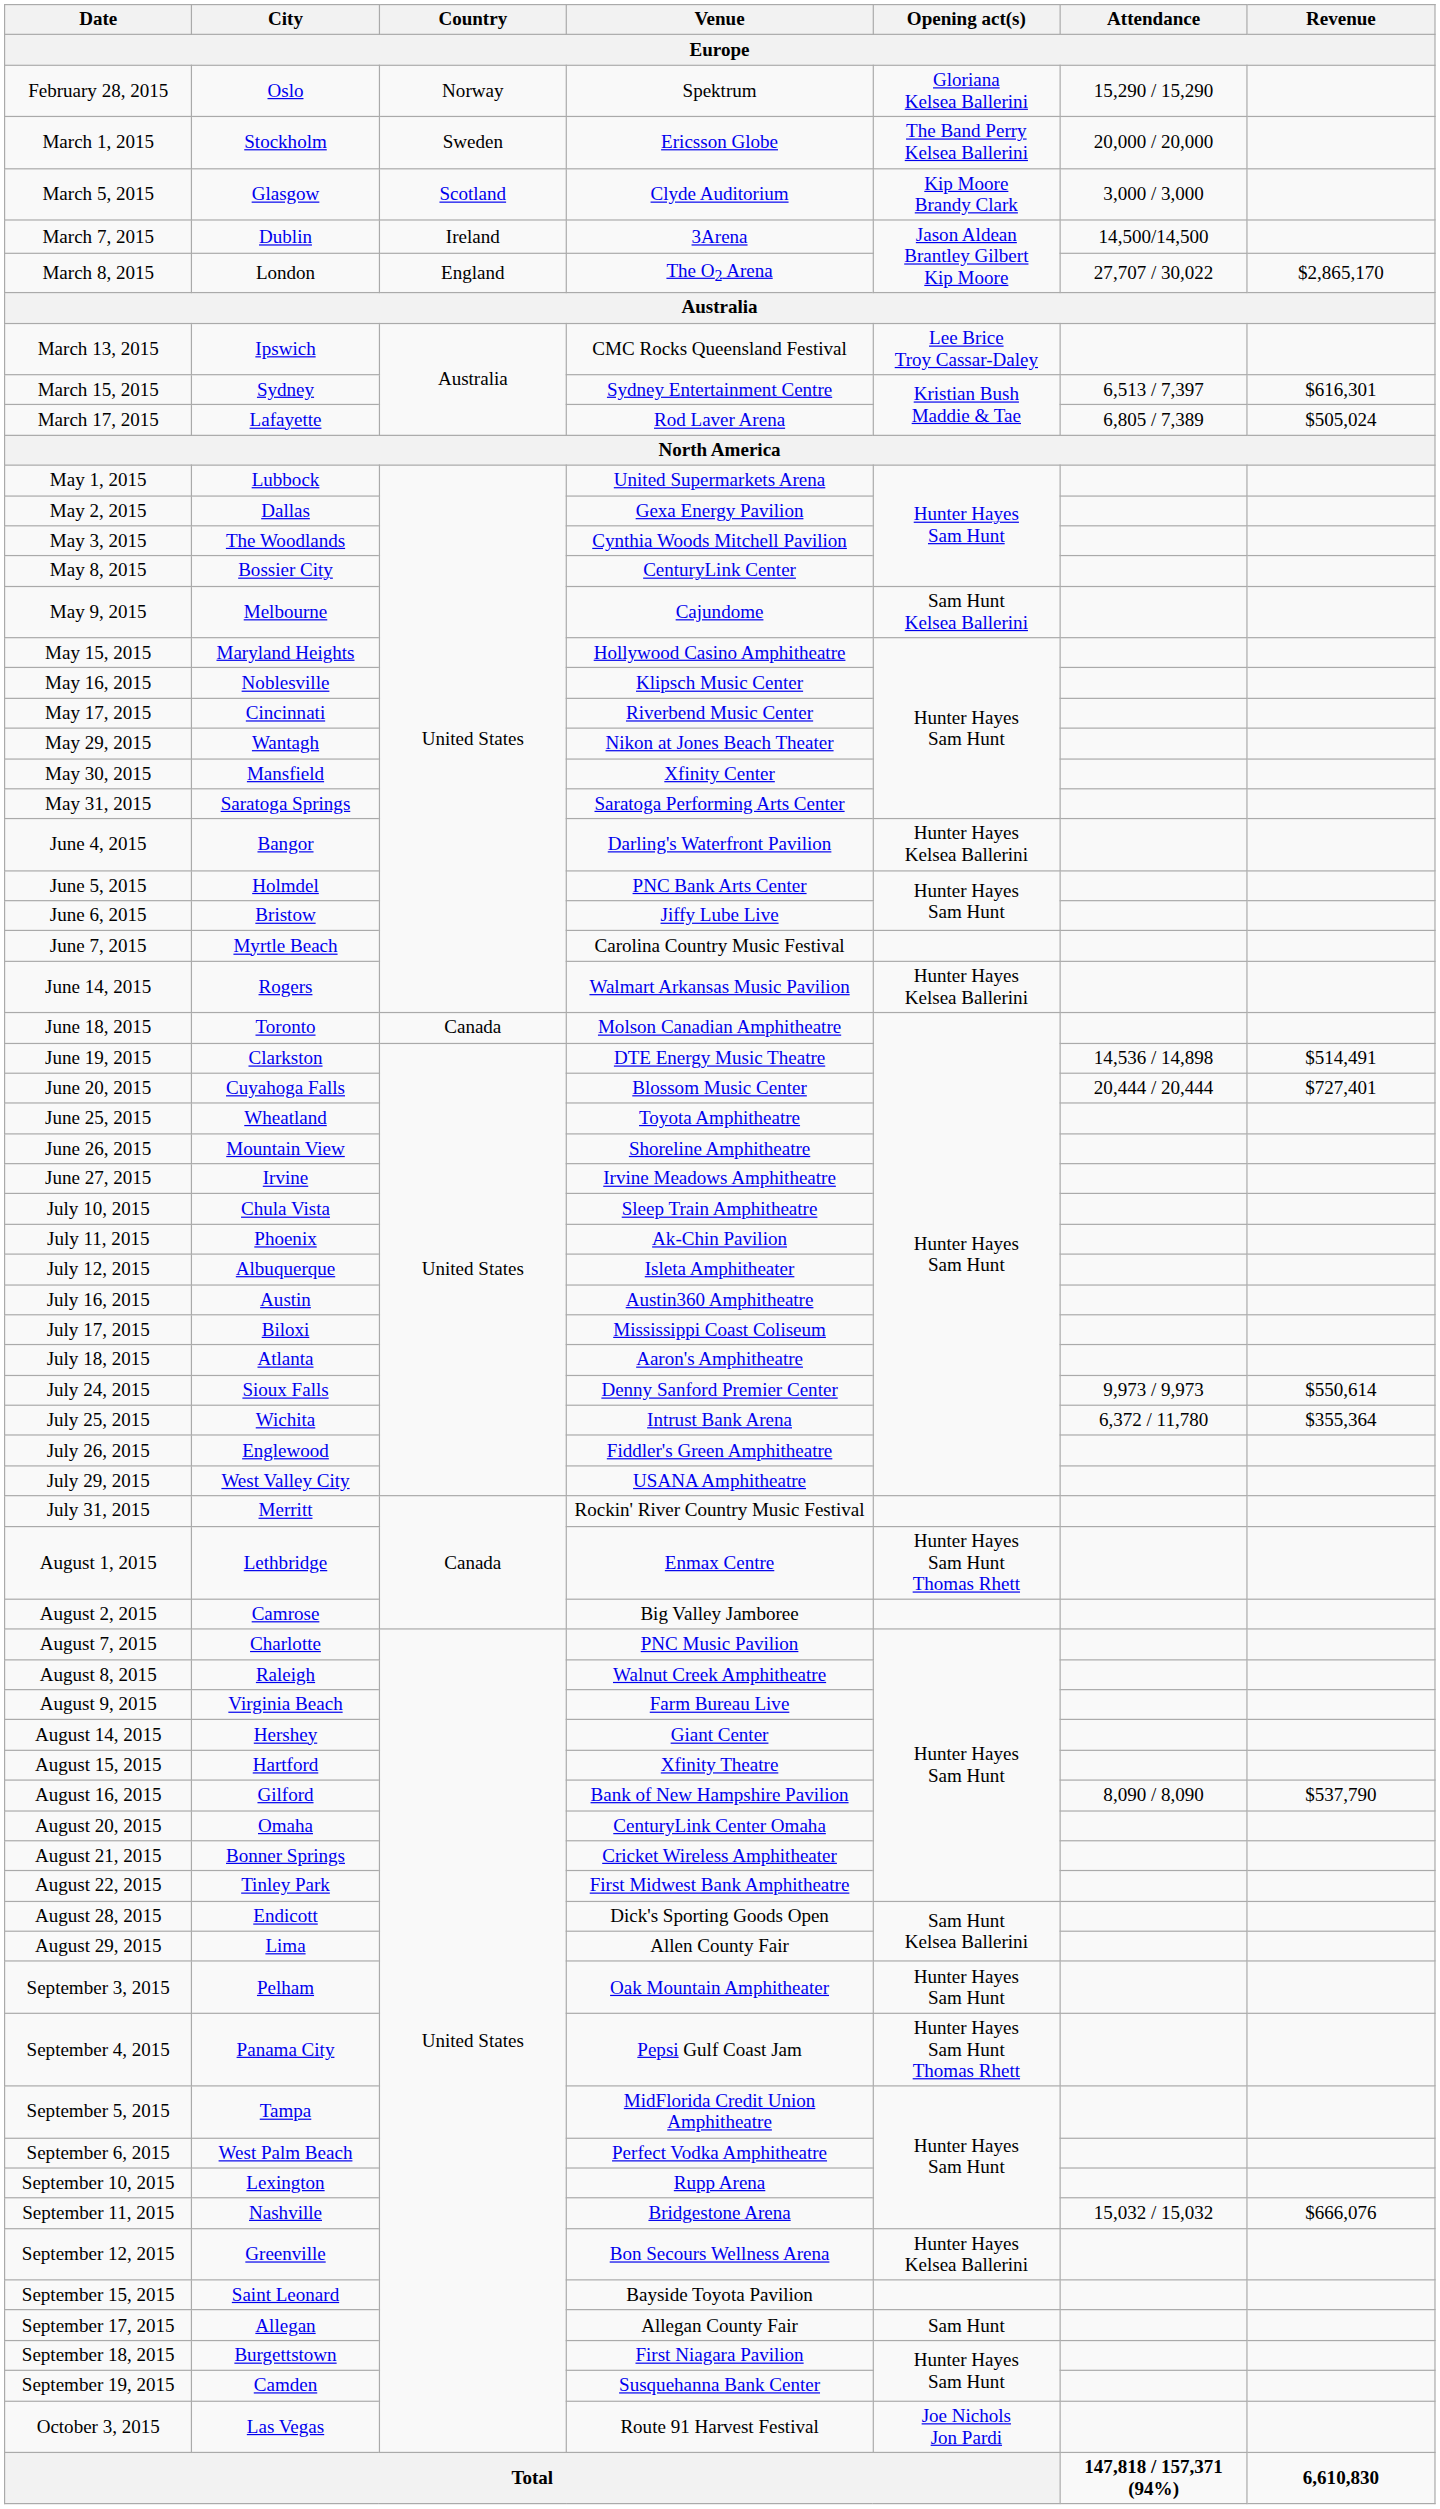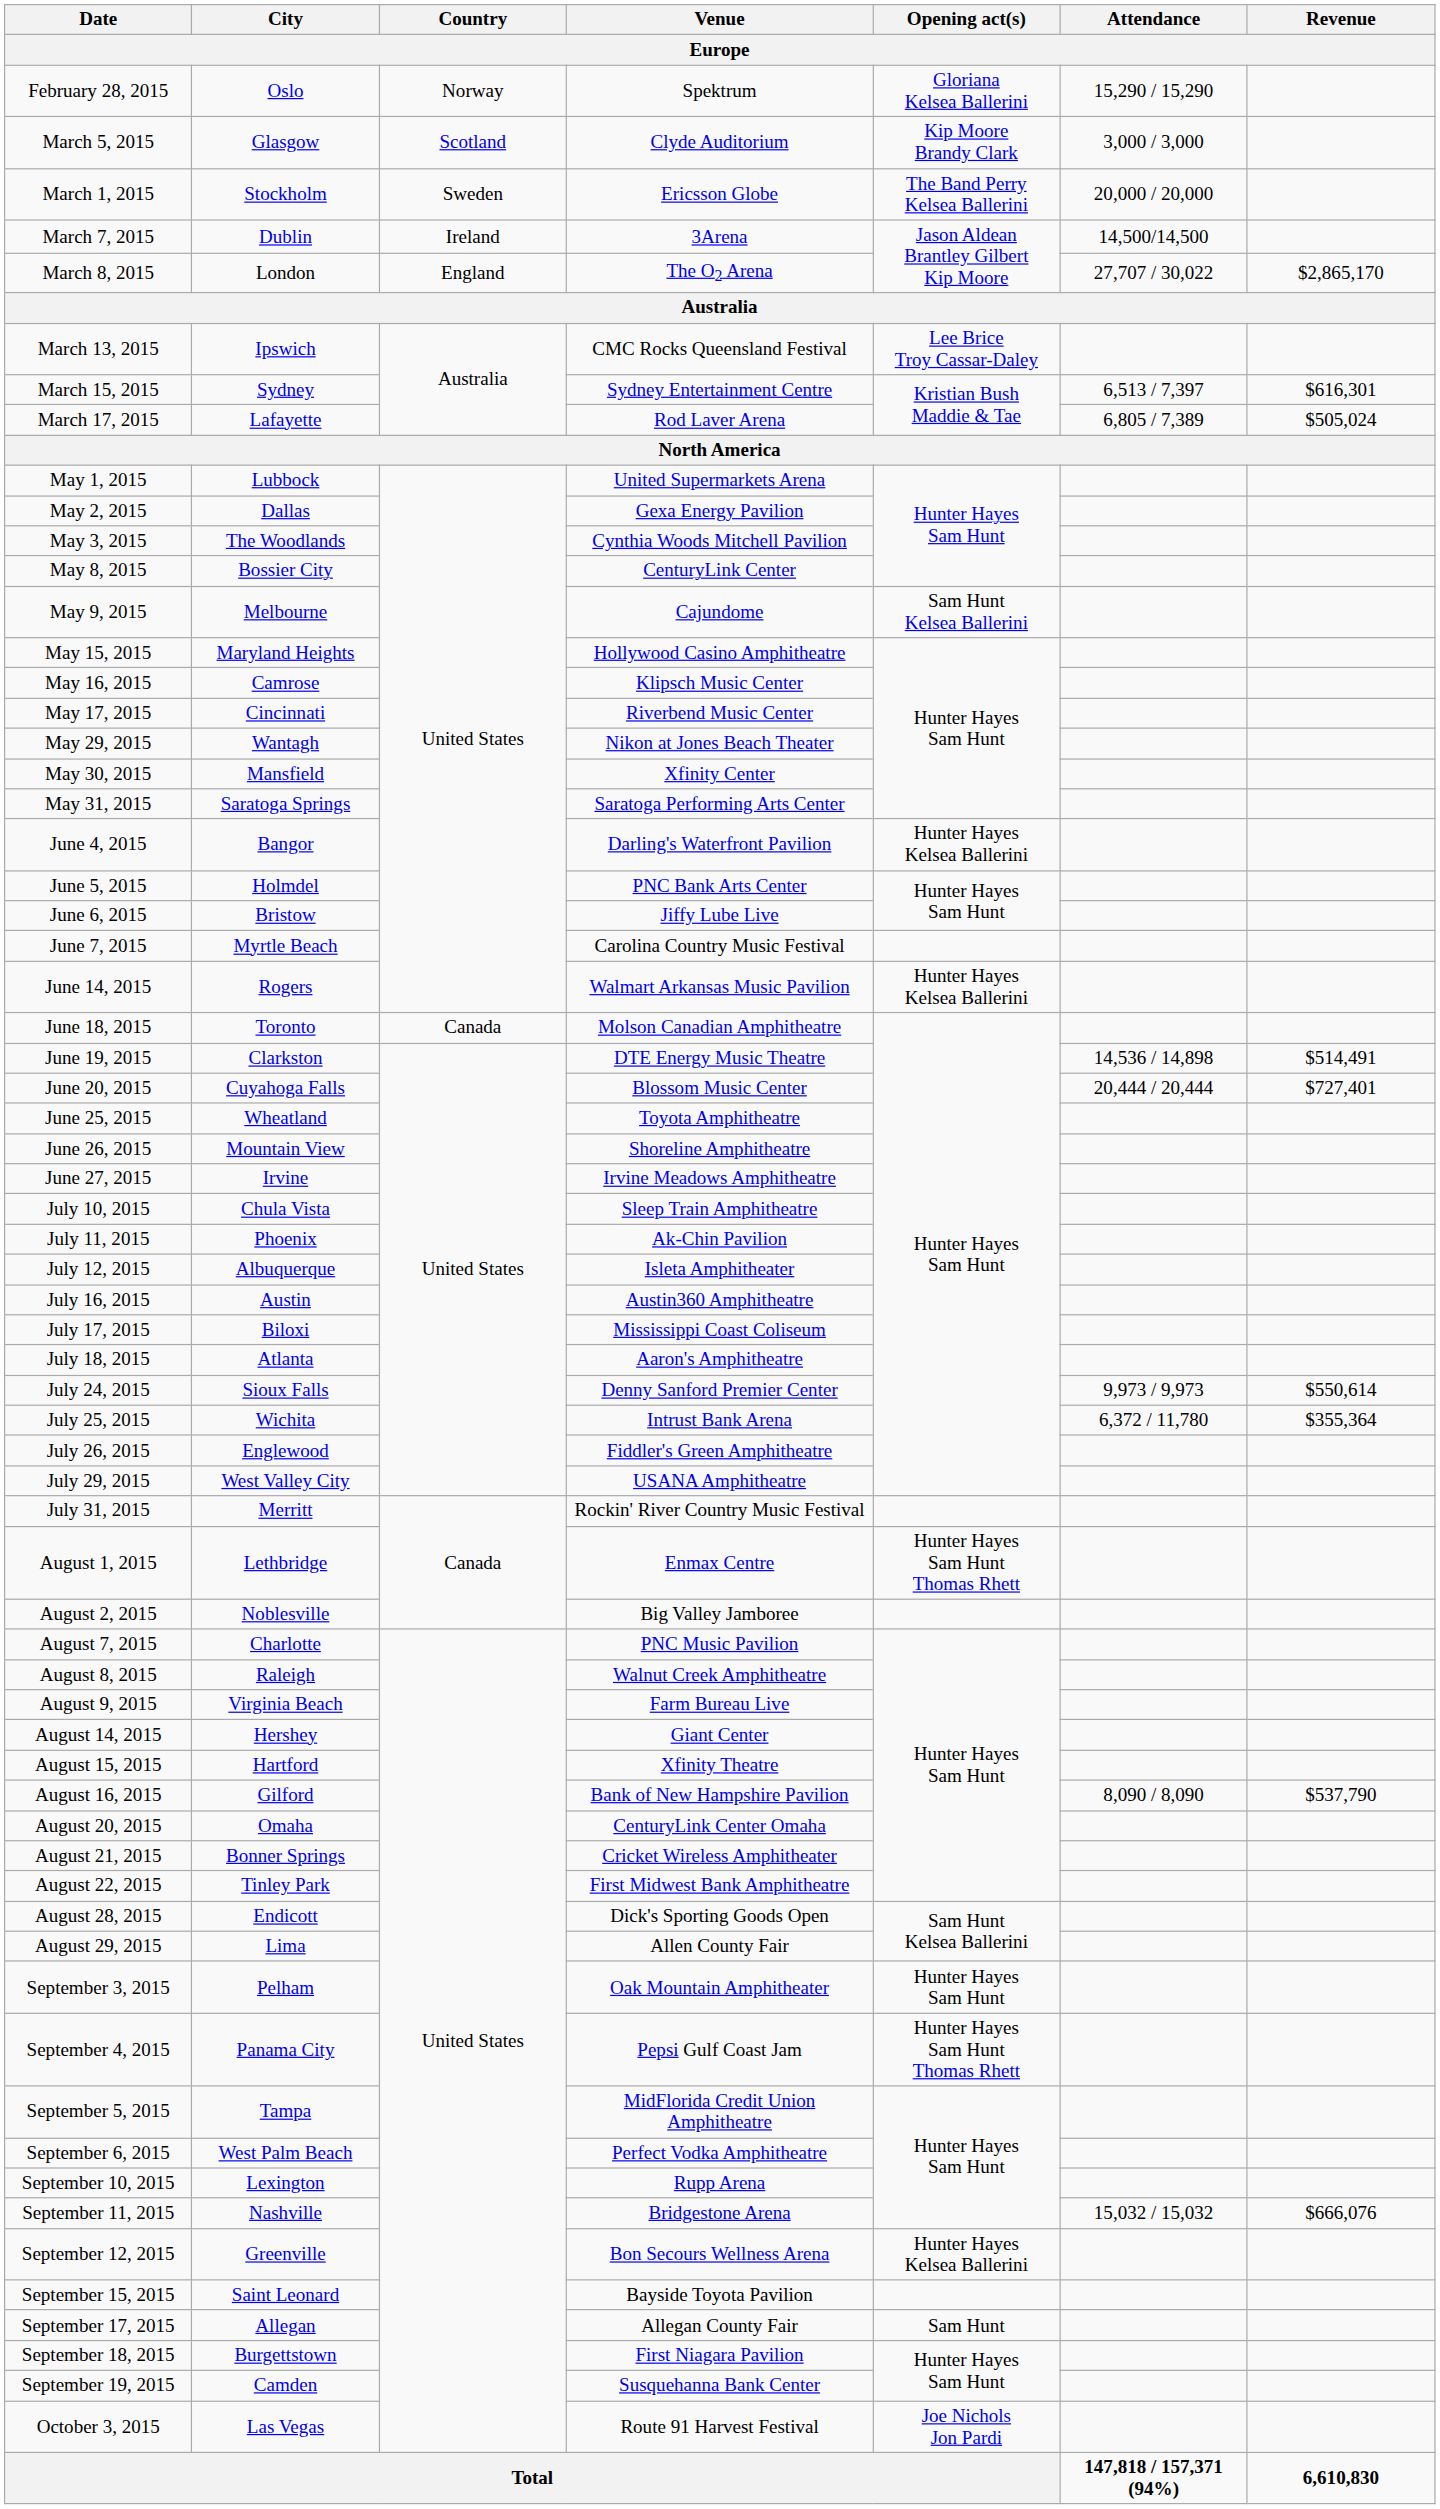rows swapped: (98, 142) <-> (98, 193)
(286, 682) Noblesville -> (286, 682) Camrose
(286, 1614) Camrose -> (286, 1614) Noblesville
